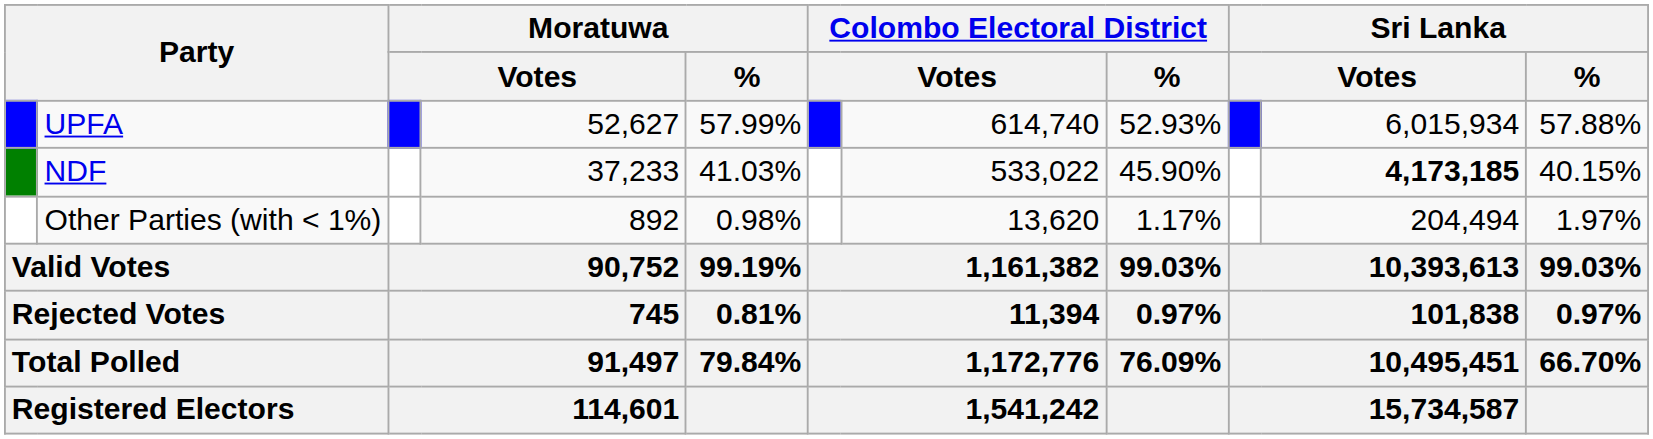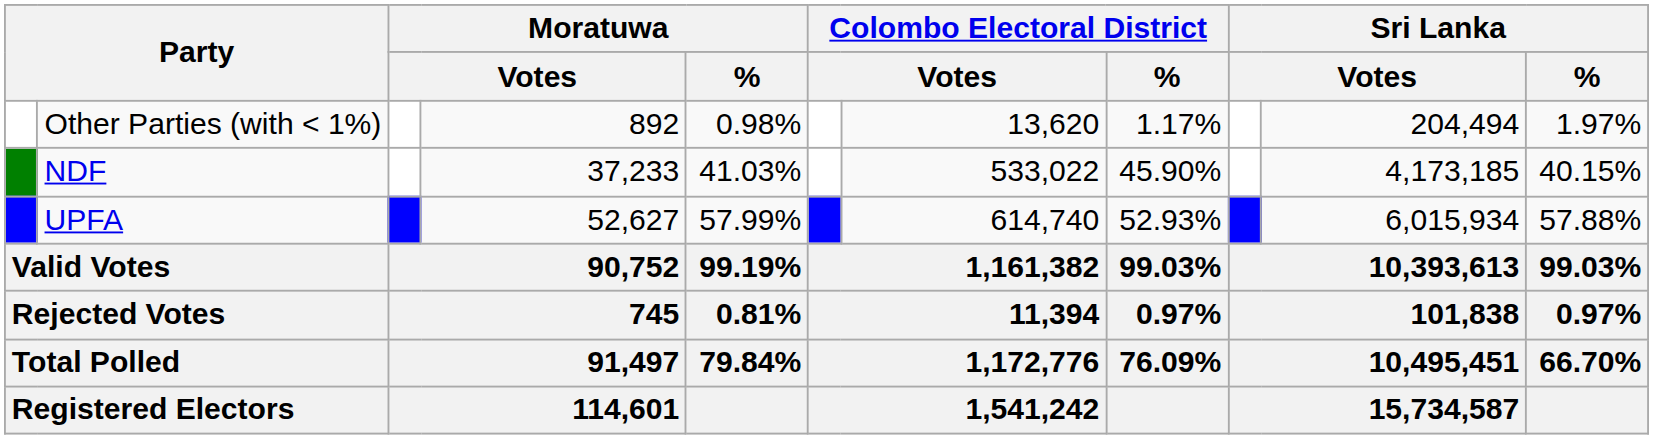rows swapped: (84, 123) <-> (213, 219)
(1452, 171) bold -> (1452, 171) normal
